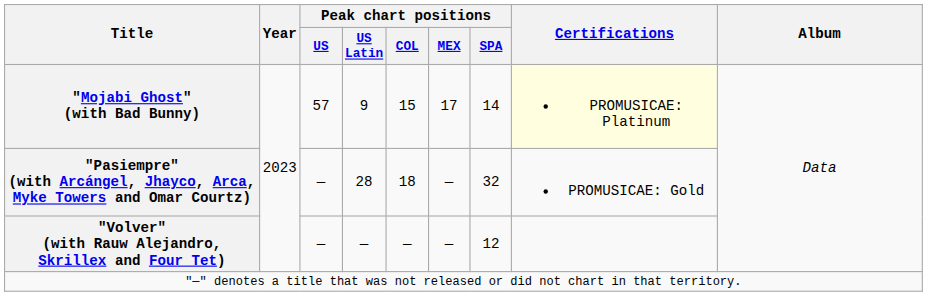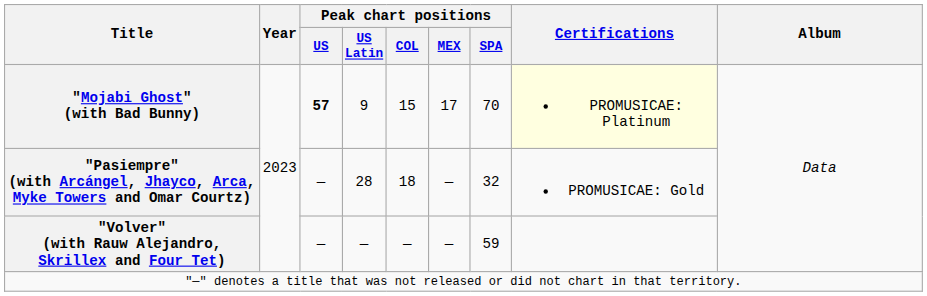(321, 106) normal -> (321, 106) bold
(491, 106) 14 -> (491, 106) 70
(491, 244) 12 -> (491, 244) 59
